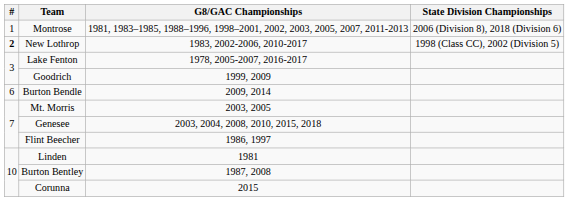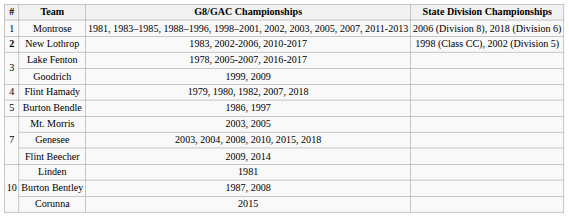+ row: (52, 92)
(12, 92) 6 -> (12, 108) 5
(248, 92) 2009, 2014 -> (248, 108) 1986, 1997
(248, 140) 1986, 1997 -> (248, 156) 2009, 2014
